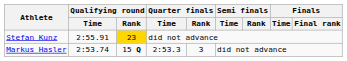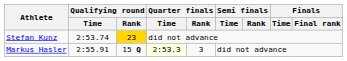(93, 36) 2:55.91 -> (93, 36) 2:53.74
(93, 49) 2:53.74 -> (93, 49) 2:55.91
(167, 49) no background -> (167, 49) lightyellow background
